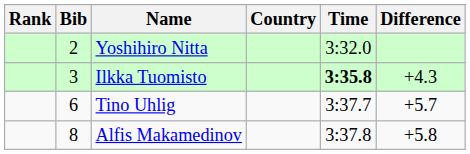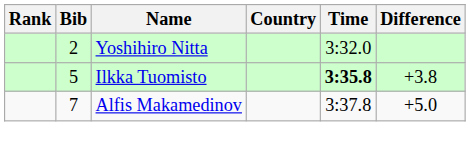(73, 76) 3 -> (73, 76) 5
(421, 76) +4.3 -> (421, 76) +3.8
- row: (136, 105)
(73, 134) 8 -> (73, 105) 7
(421, 134) +5.8 -> (421, 105) +5.0
